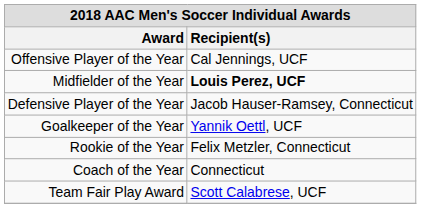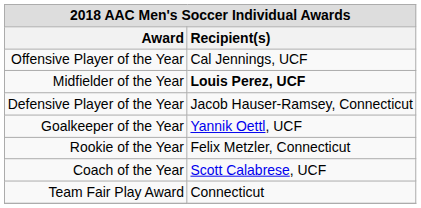(227, 170) Connecticut -> (258, 170) Scott Calabrese, UCF
(258, 192) Scott Calabrese, UCF -> (227, 192) Connecticut
